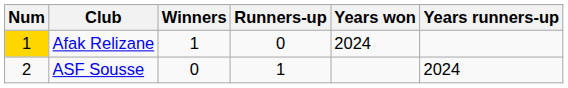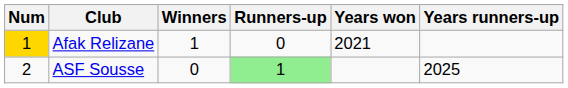(353, 43) 2024 -> (353, 43) 2021
(281, 69) no background -> (281, 69) lightgreen background
(442, 69) 2024 -> (442, 69) 2025
